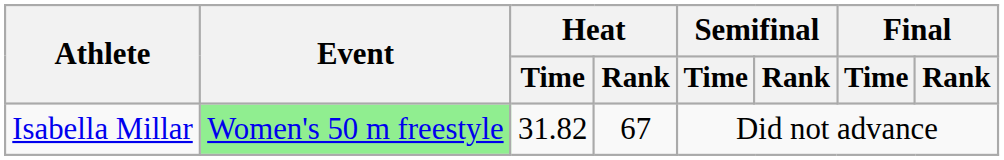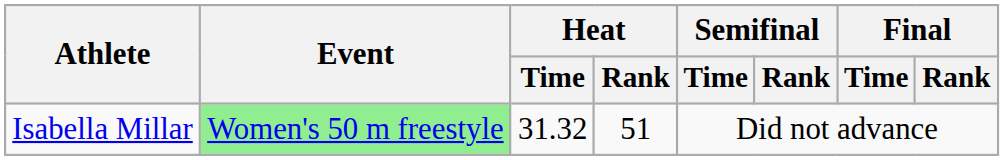(553, 129) 31.82 -> (553, 129) 31.32
(636, 129) 67 -> (636, 129) 51
